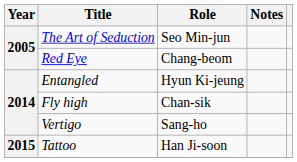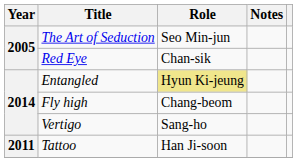(197, 59) Chang-beom -> (186, 59) Chan-sik
(203, 80) no background -> (203, 80) khaki background
(186, 102) Chan-sik -> (197, 102) Chang-beom
(21, 146) 2015 -> (21, 146) 2011
